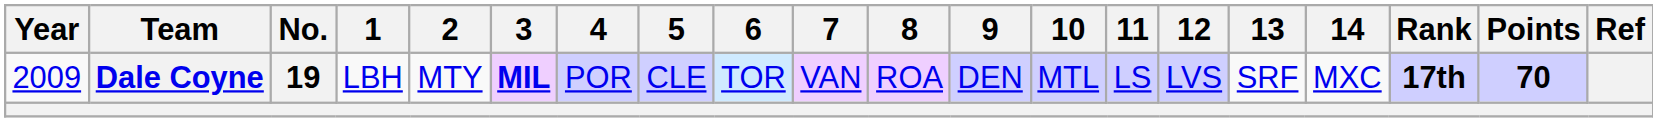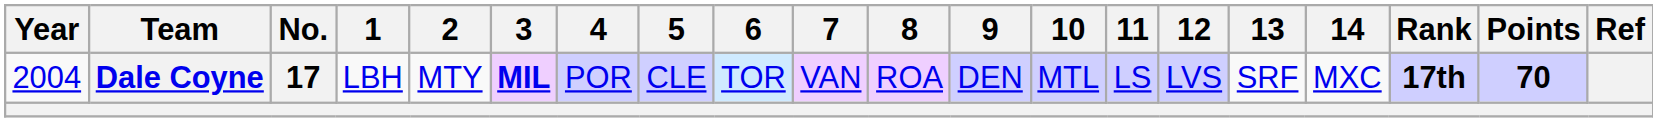(47, 78) 2009 -> (47, 78) 2004
(303, 78) 19 -> (303, 78) 17
